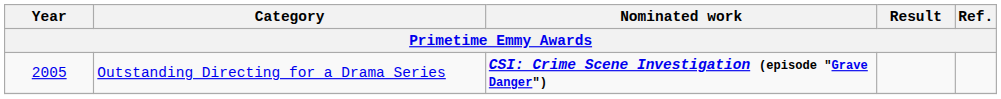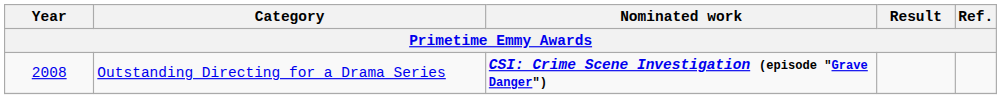(49, 73) 2005 -> (49, 73) 2008
